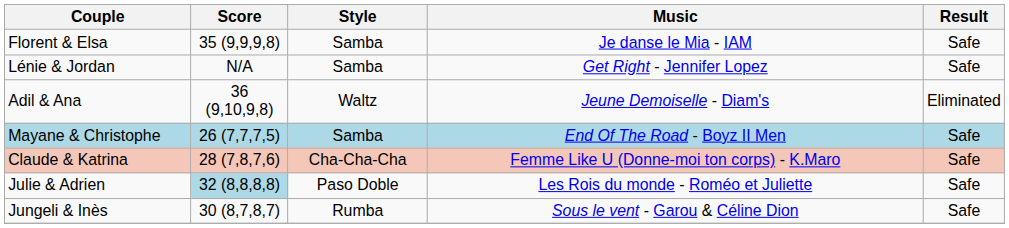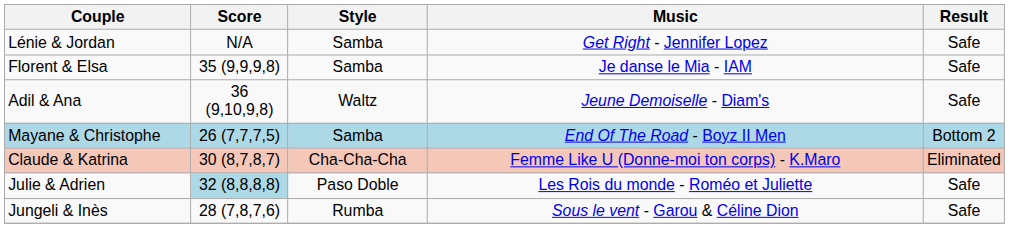rows swapped: (58, 42) <-> (61, 67)
(964, 101) Eliminated -> (964, 101) Safe
(964, 135) Safe -> (964, 135) Bottom 2
(240, 160) 28 (7,8,7,6) -> (240, 160) 30 (8,7,8,7)
(964, 160) Safe -> (964, 160) Eliminated
(240, 210) 30 (8,7,8,7) -> (240, 210) 28 (7,8,7,6)
